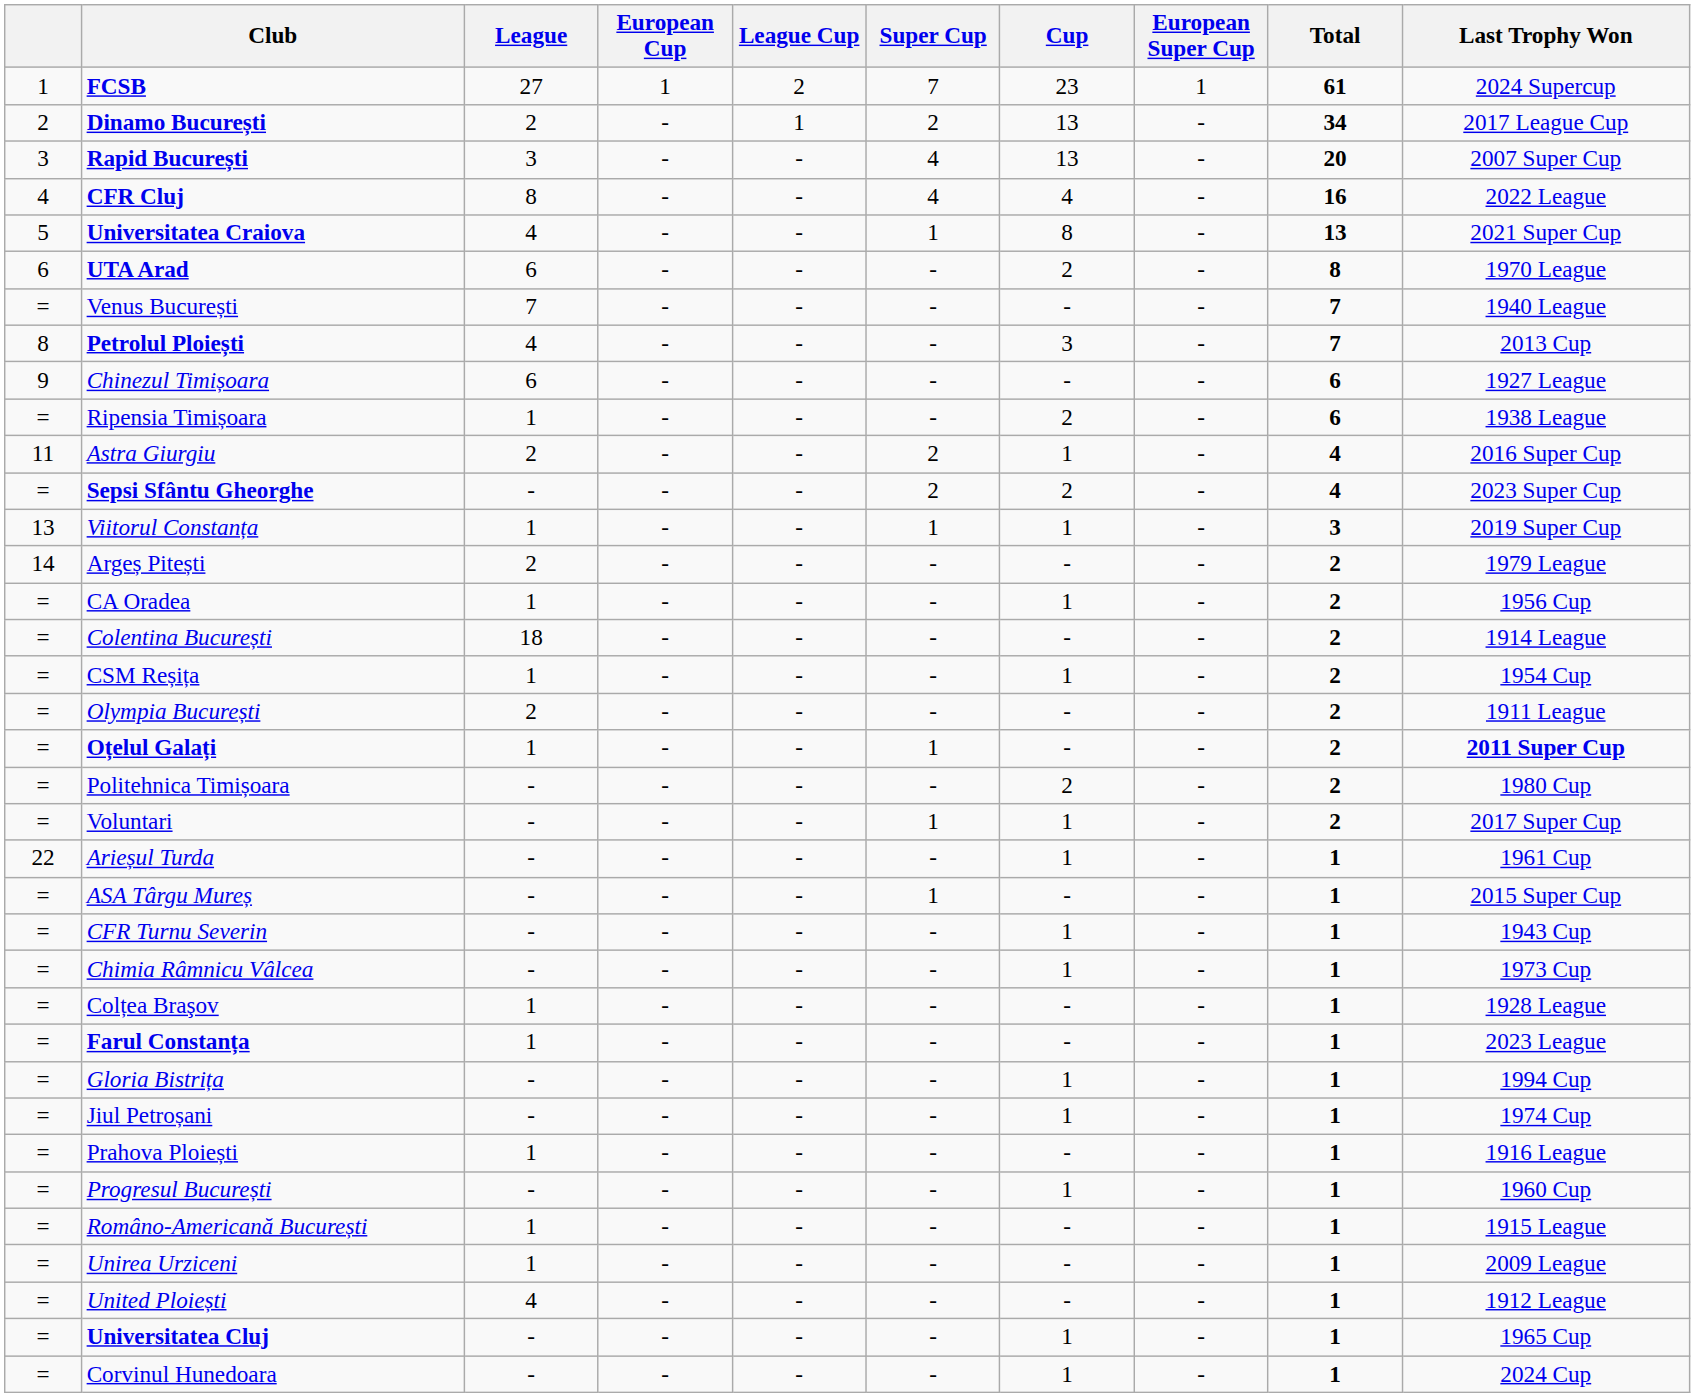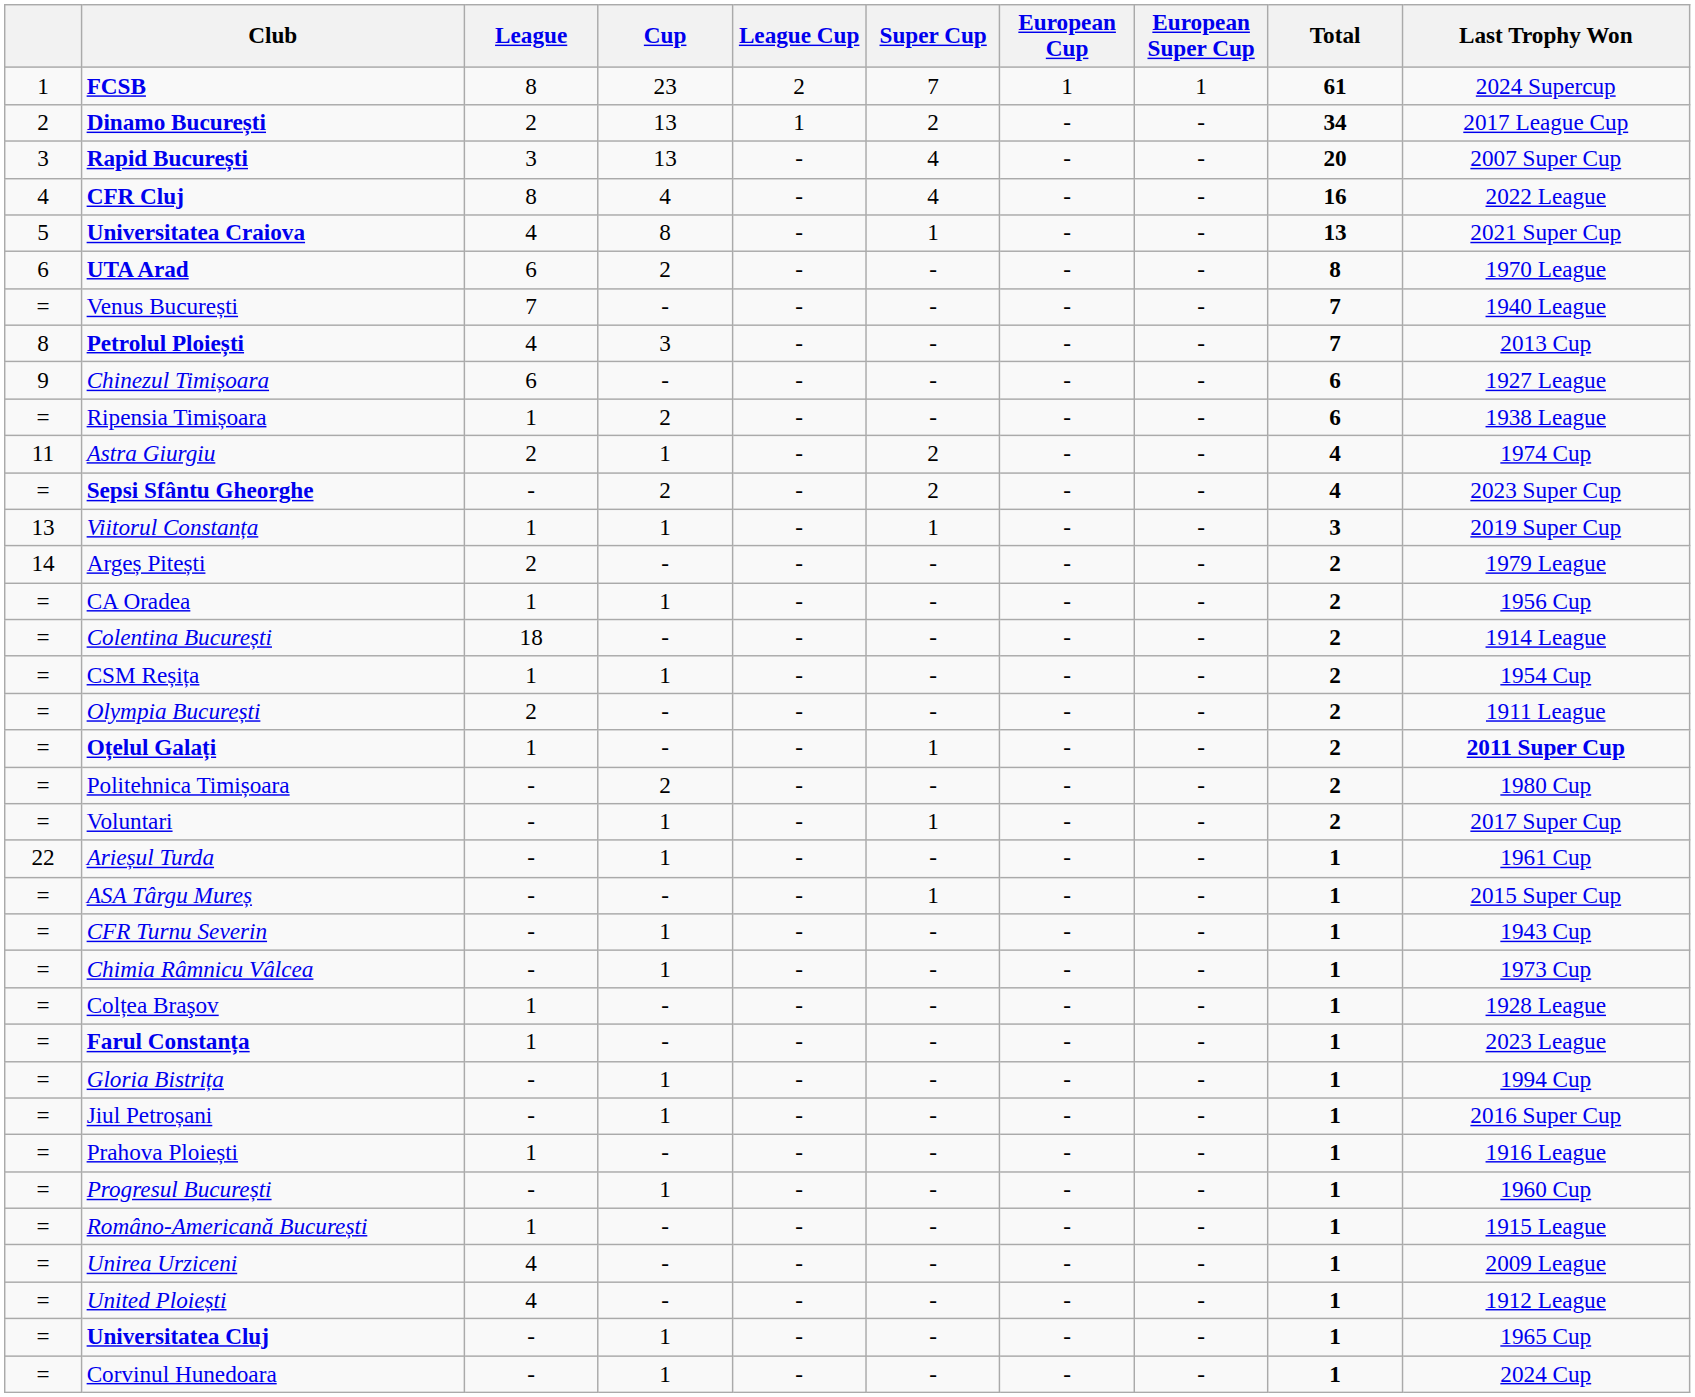columns swapped: (1067, 35) <-> (665, 35)
(531, 85) 27 -> (531, 85) 8
(1546, 453) 2016 Super Cup -> (1546, 453) 1974 Cup
(1546, 1116) 1974 Cup -> (1546, 1116) 2016 Super Cup
(531, 1263) 1 -> (531, 1263) 4
